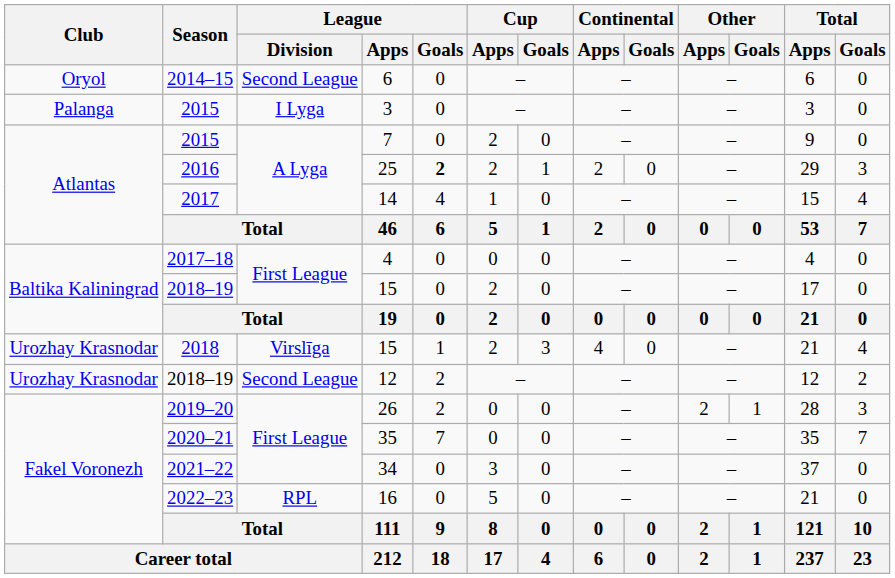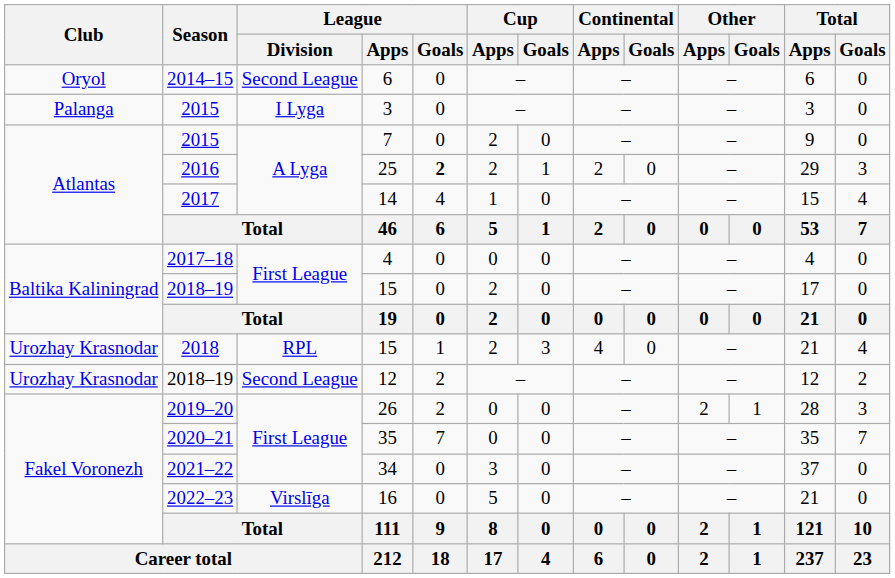(300, 348) Virslīga -> (300, 348) RPL
(300, 498) RPL -> (300, 498) Virslīga
